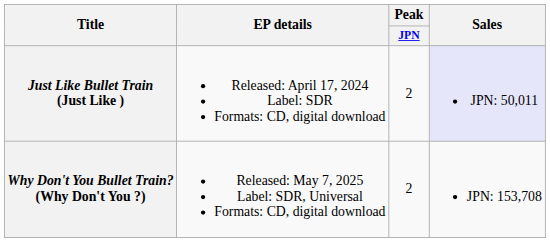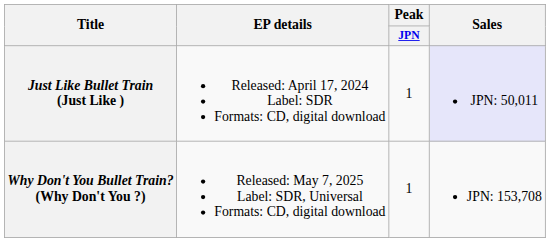(409, 93) 2 -> (409, 93) 1
(409, 189) 2 -> (409, 189) 1
